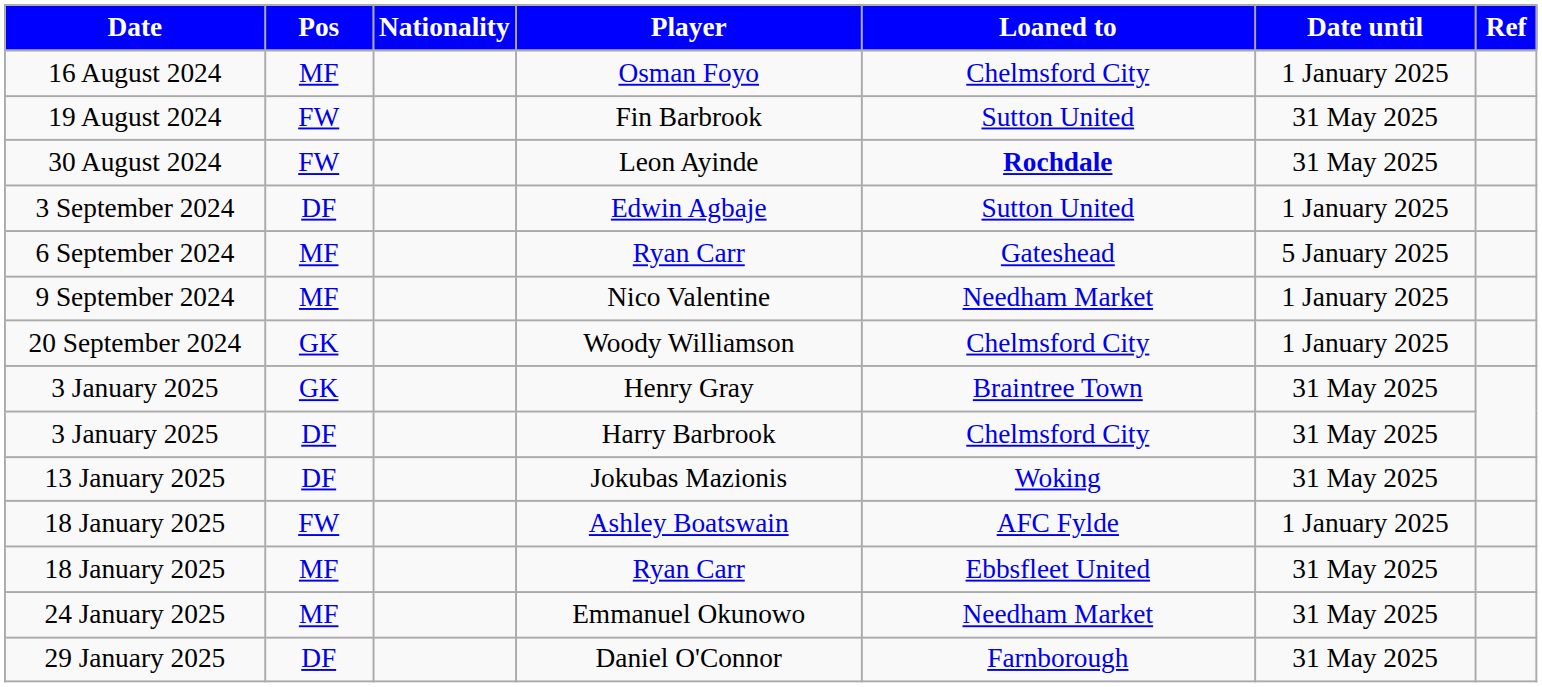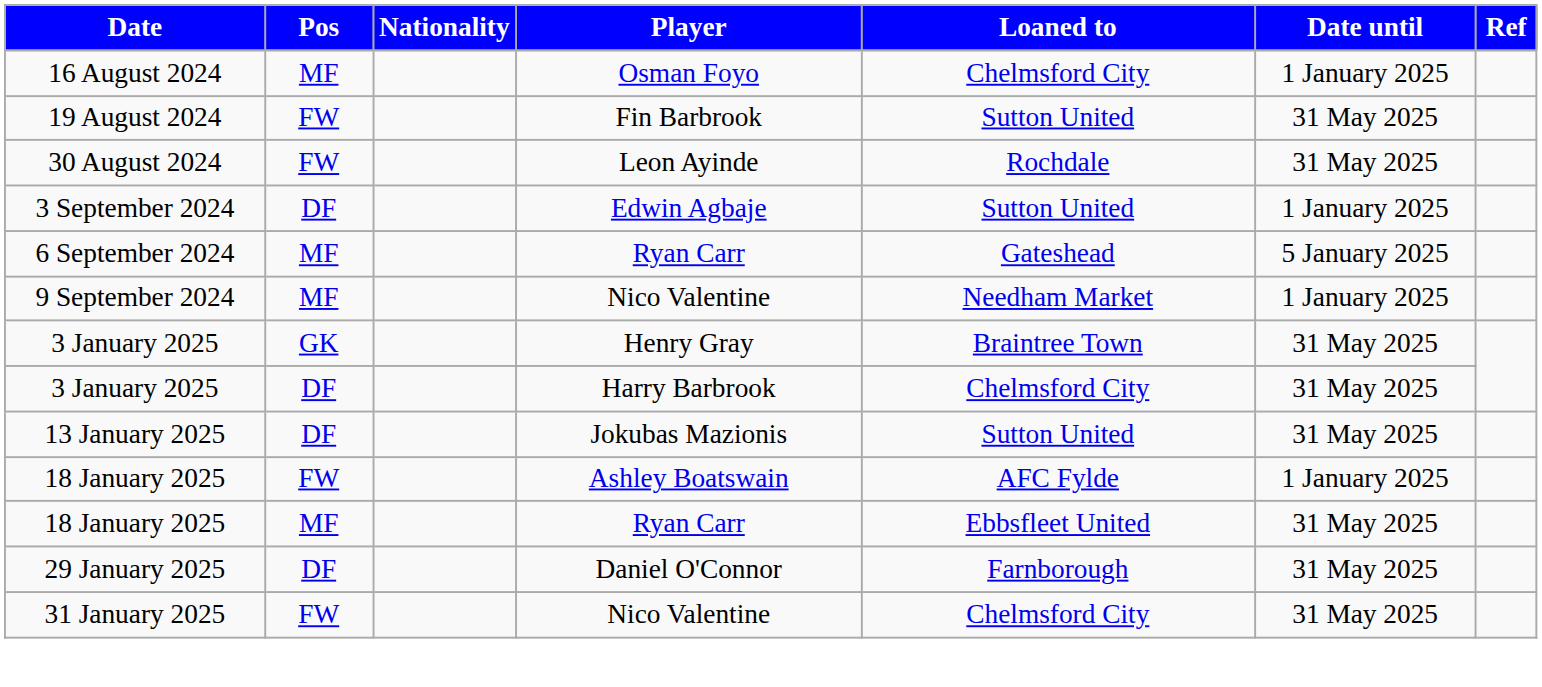(1058, 162) bold -> (1058, 162) normal
- row: (135, 343)
(1058, 478) Woking -> (1058, 433) Sutton United
- row: (135, 614)
+ row: (135, 614)
